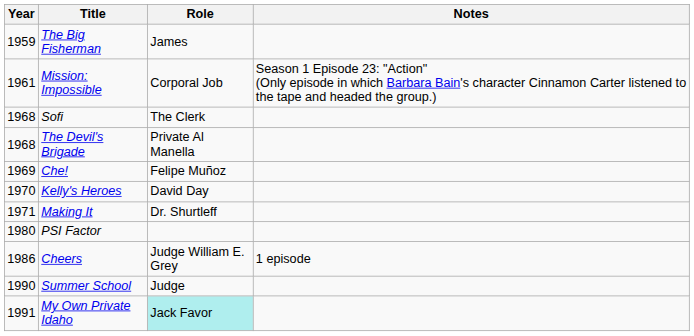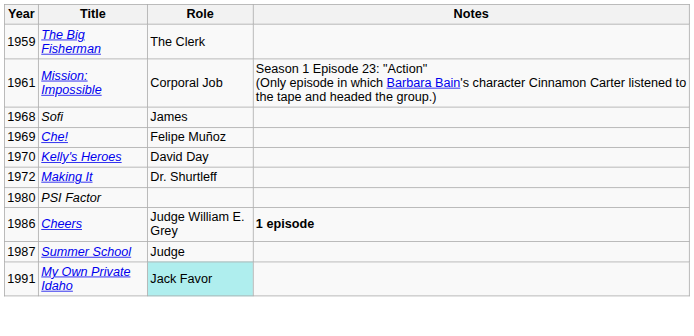(169, 41) James -> (178, 41) The Clerk
(178, 117) The Clerk -> (169, 117) James
- row: (72, 144)
(21, 211) 1971 -> (21, 177) 1972
(283, 258) normal -> (285, 224) bold
(21, 286) 1990 -> (21, 251) 1987
